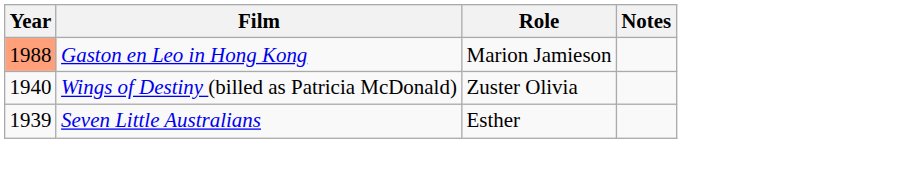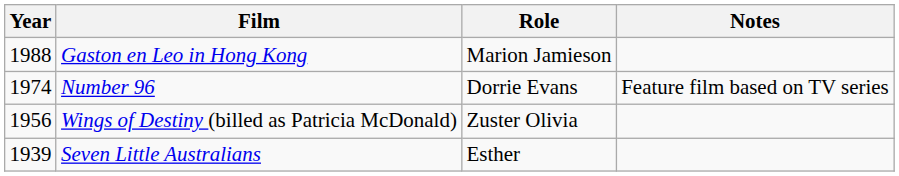(30, 54) lightsalmon background -> (30, 54) no background
+ row: (108, 87)
(30, 87) 1940 -> (30, 120) 1956
